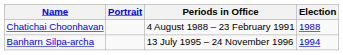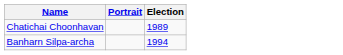- column: (221, 12)
(310, 27) 1988 -> (157, 27) 1989
